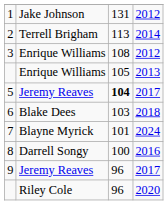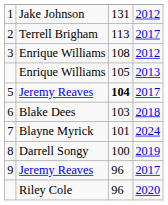(148, 33) 2014 -> (148, 33) 2017
(148, 151) 2016 -> (148, 151) 2019
